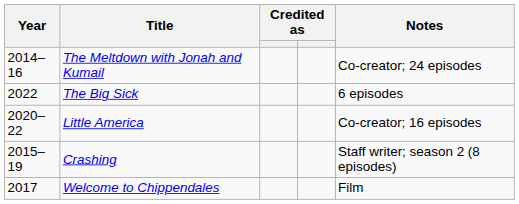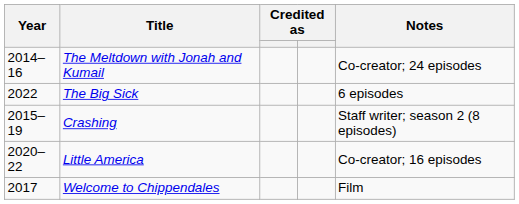rows swapped: (90, 159) <-> (103, 123)
